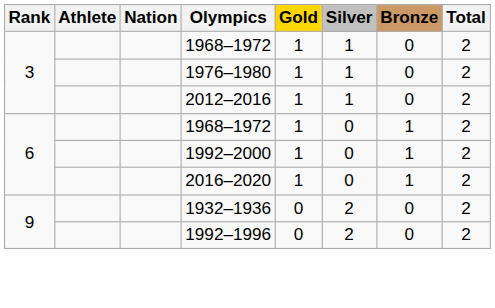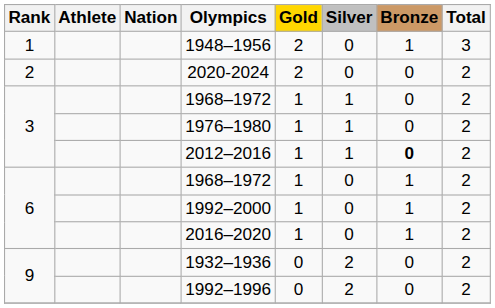+ row: (29, 45)
+ row: (29, 72)
(409, 99) normal -> (409, 153) bold
